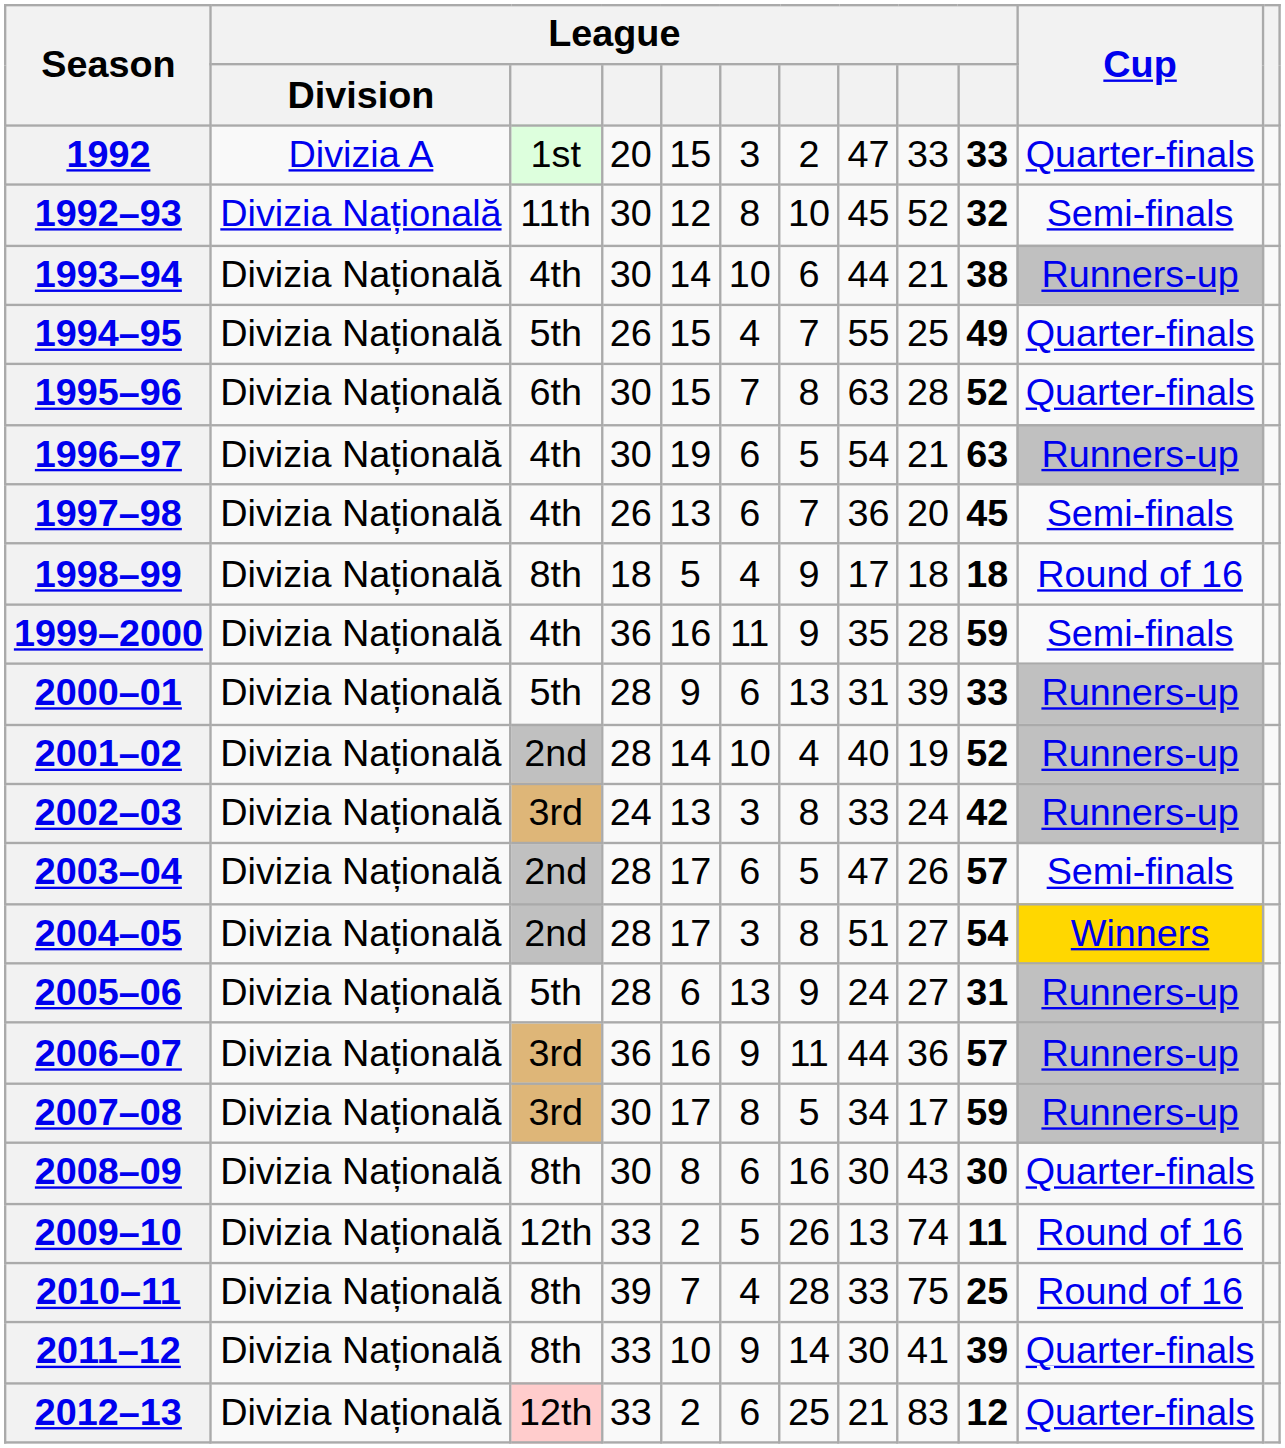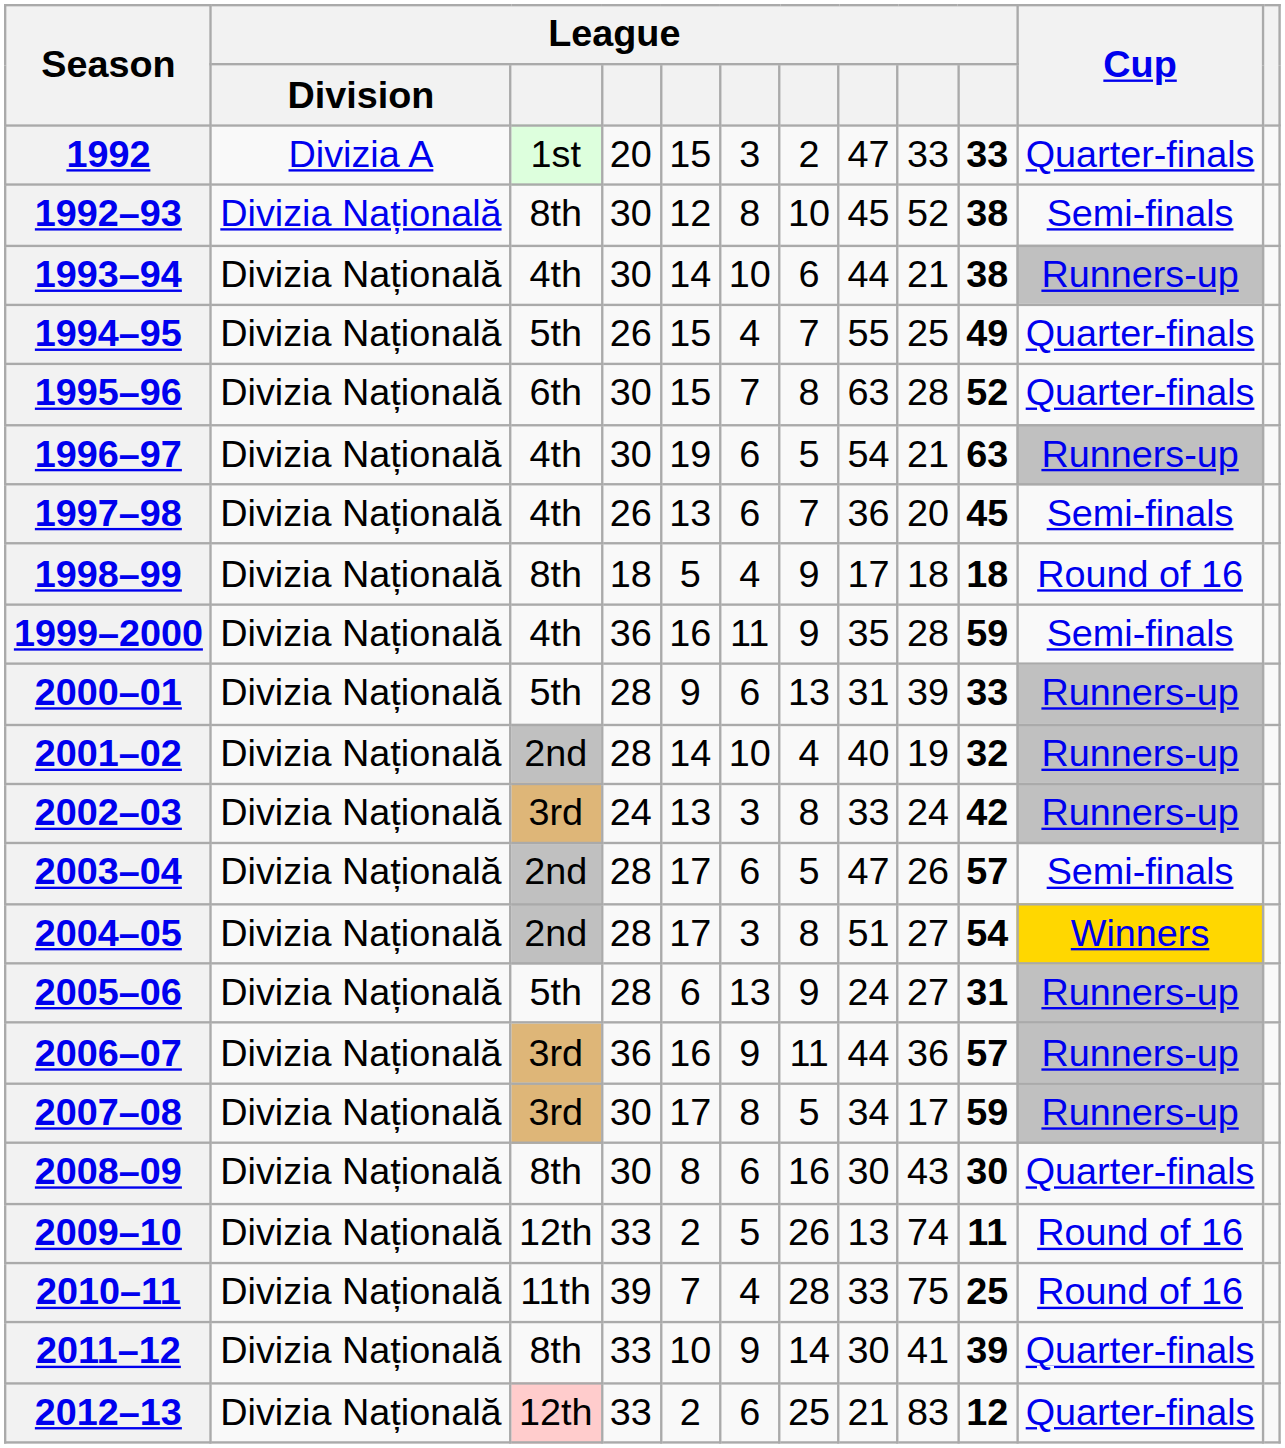(556, 214) 11th -> (556, 214) 8th
(987, 214) 32 -> (987, 214) 38
(987, 753) 52 -> (987, 753) 32
(556, 1292) 8th -> (556, 1292) 11th
